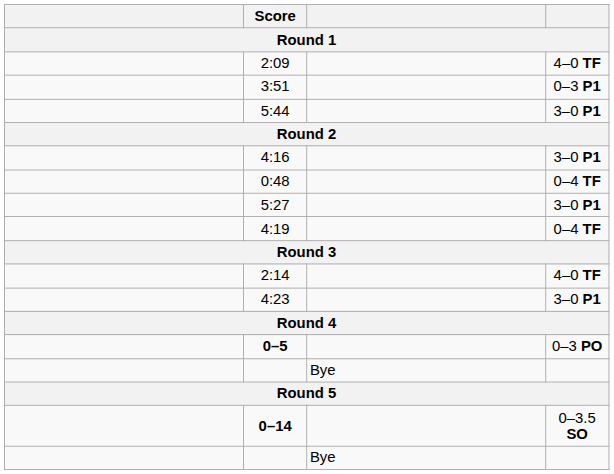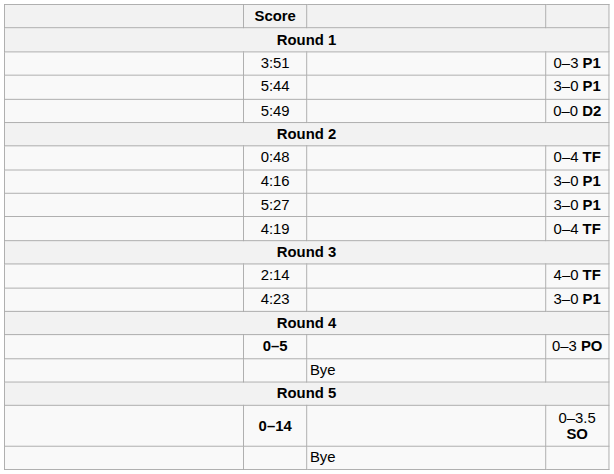- row: (275, 63)
+ row: (275, 110)
rows swapped: (275, 157) <-> (275, 181)
